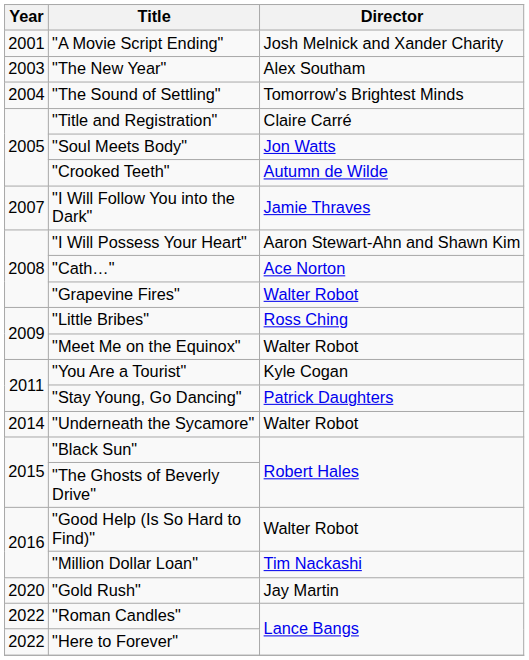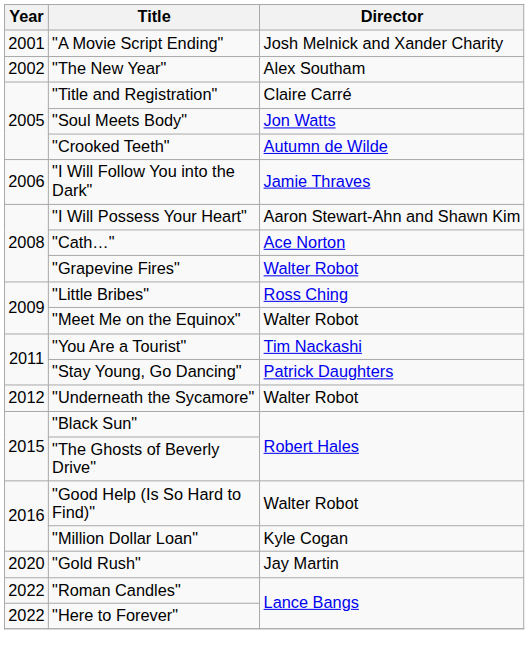(26, 69) 2003 -> (26, 69) 2002
- row: (136, 95)
(26, 207) 2007 -> (26, 181) 2006
(306, 372) Kyle Cogan -> (313, 346) Tim Nackashi
(26, 424) 2014 -> (26, 398) 2012
(313, 564) Tim Nackashi -> (306, 538) Kyle Cogan
